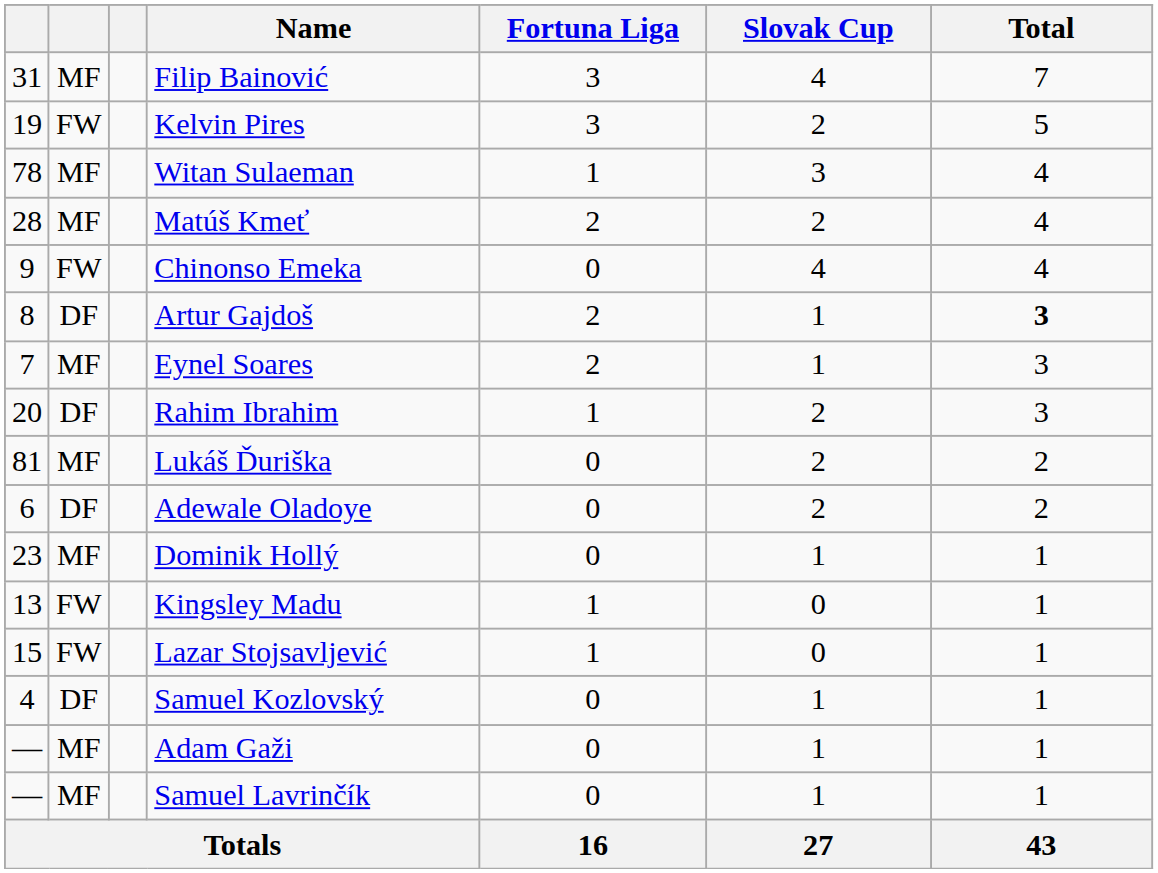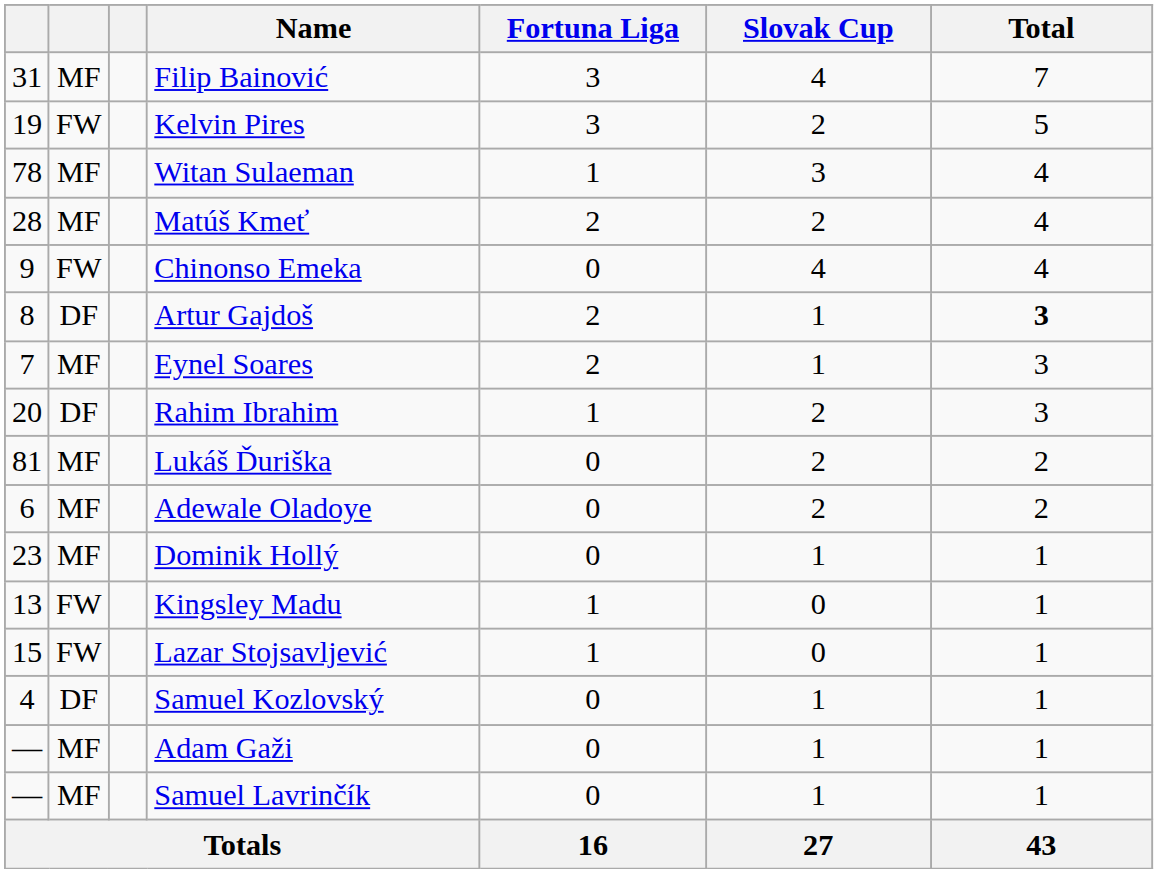(79, 508) DF -> (79, 508) MF
